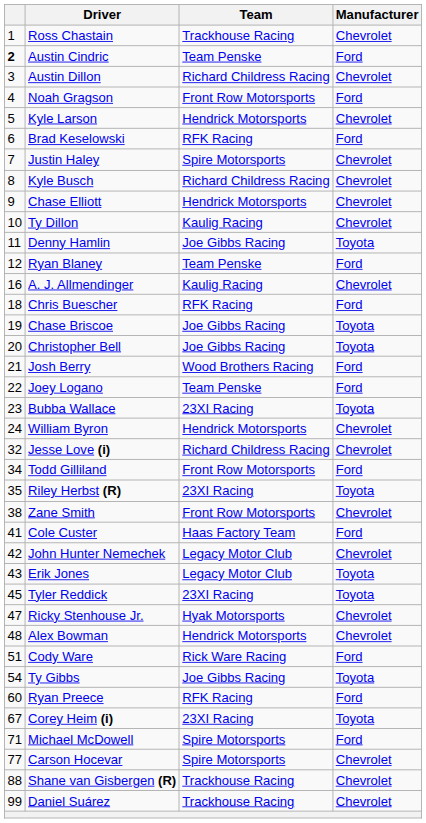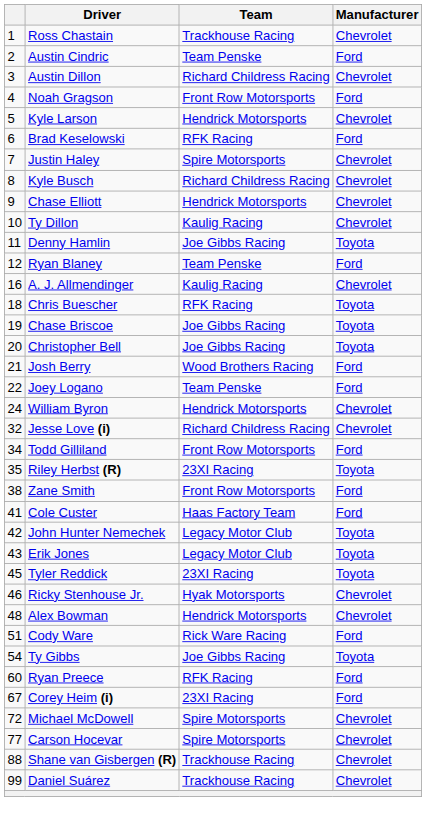(11, 56) bold -> (11, 56) normal
(349, 305) Ford -> (355, 305) Toyota
- row: (72, 408)
(364, 512) Chevrolet -> (349, 491) Ford
(364, 553) Chevrolet -> (355, 532) Toyota
(15, 615) 47 -> (15, 594) 46
(355, 719) Toyota -> (349, 698) Ford
(15, 739) 71 -> (15, 719) 72
(349, 739) Ford -> (364, 719) Chevrolet
